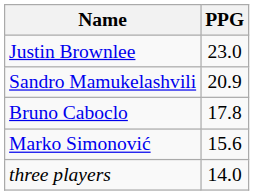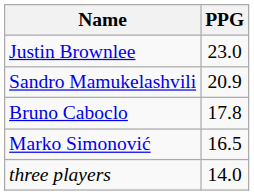(225, 143) 15.6 -> (225, 143) 16.5
